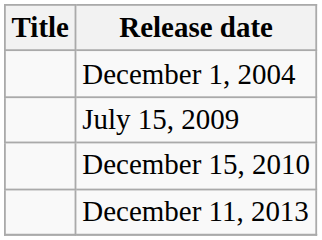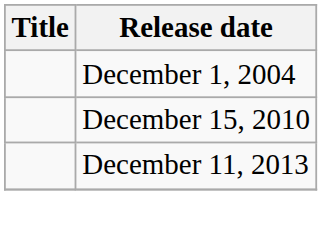- row: (161, 119)
